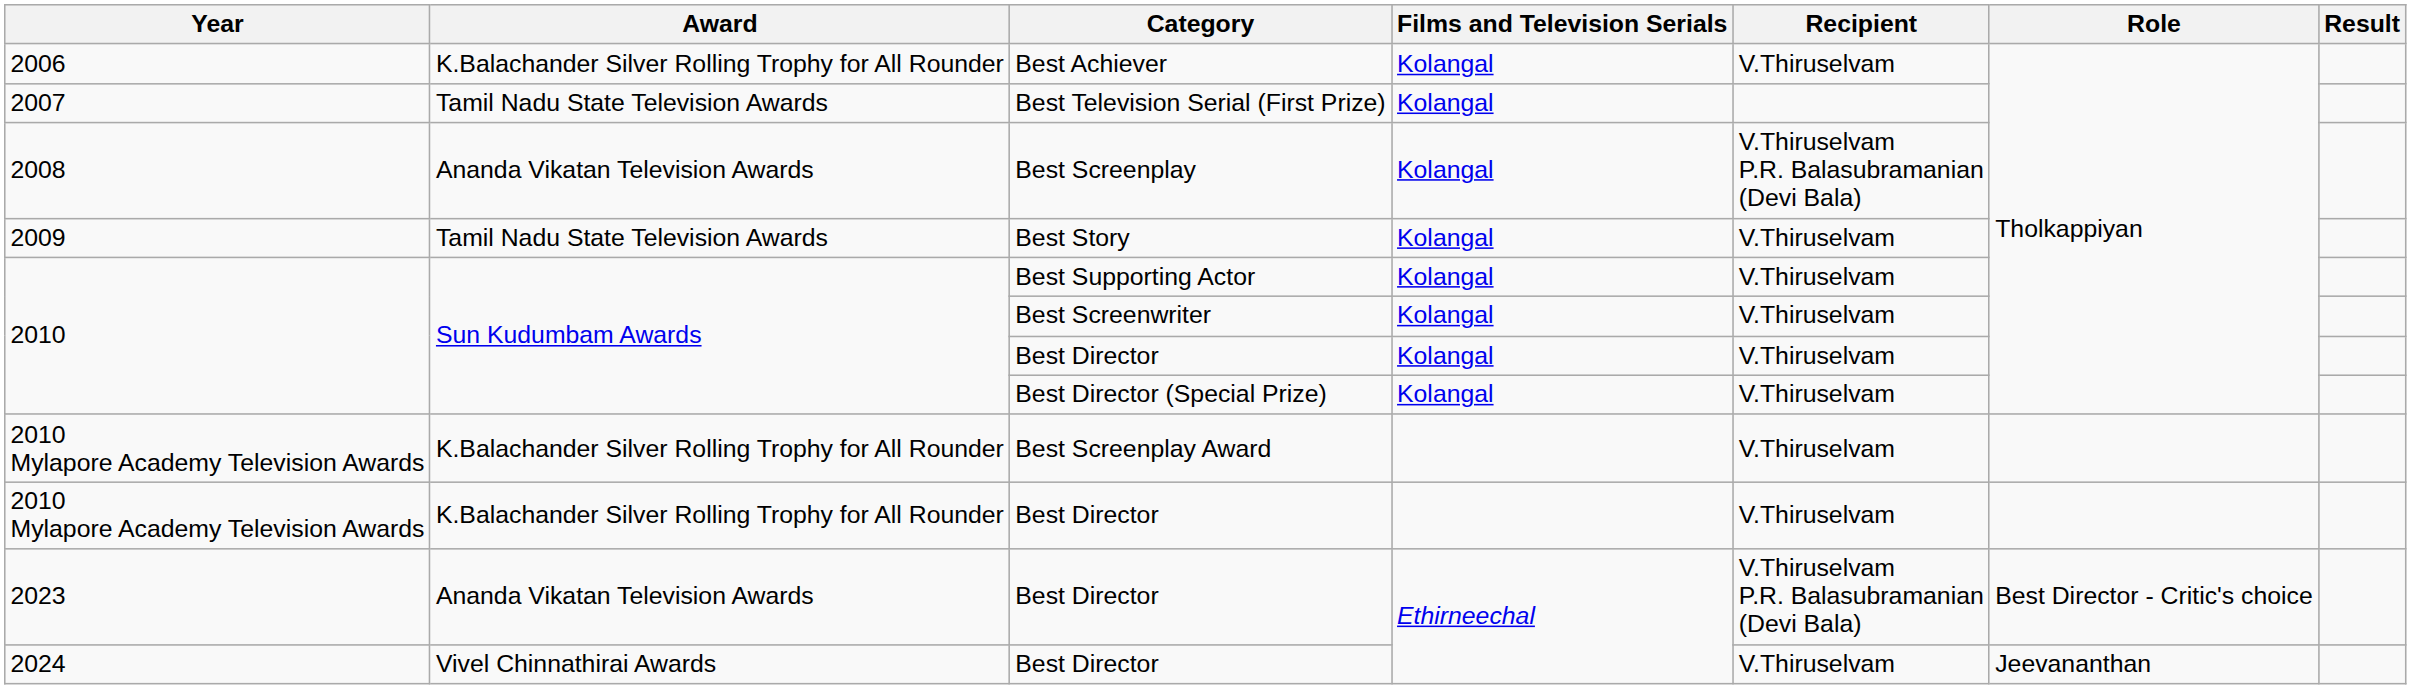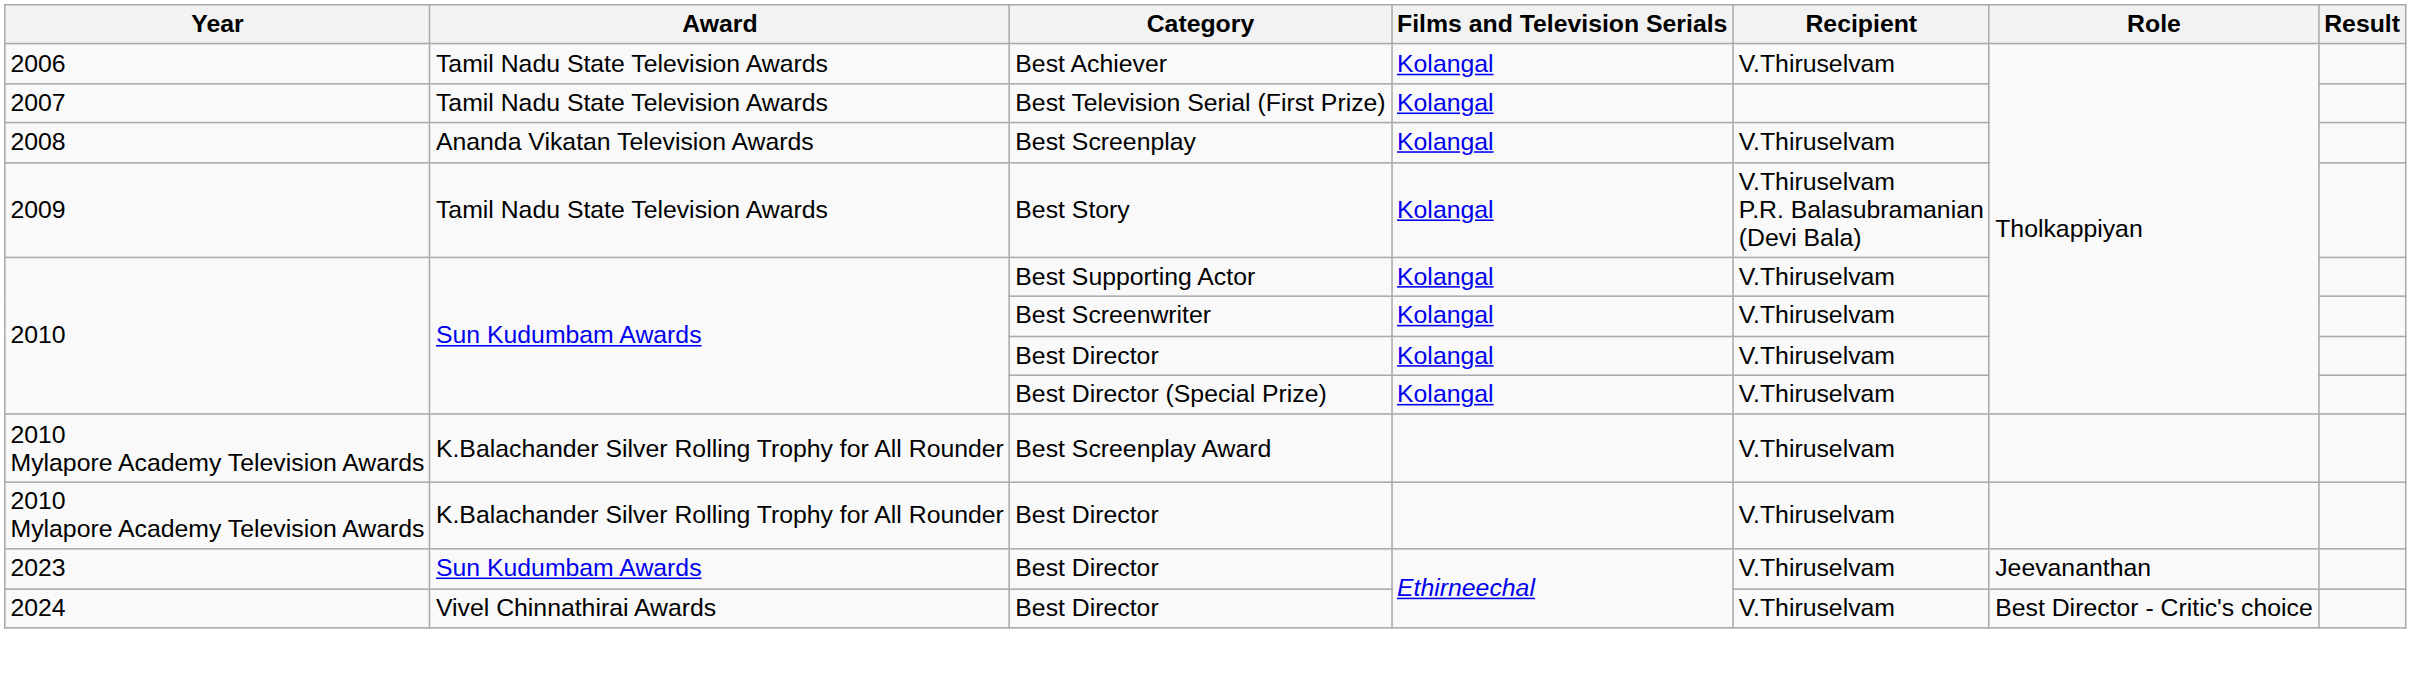(720, 63) K.Balachander Silver Rolling Trophy for All Rounder -> (632, 63) Tamil Nadu State Television Awards
(1861, 170) V.Thiruselvam P.R. Balasubramanian (Devi Bala) -> (1817, 142) V.Thiruselvam
(1817, 237) V.Thiruselvam -> (1861, 209) V.Thiruselvam P.R. Balasubramanian (Devi Bala)
(625, 596) Ananda Vikatan Television Awards -> (569, 568) Sun Kudumbam Awards
(1861, 596) V.Thiruselvam P.R. Balasubramanian (Devi Bala) -> (1817, 568) V.Thiruselvam
(2154, 596) Best Director - Critic's choice -> (2073, 568) Jeevananthan
(2073, 663) Jeevananthan -> (2154, 607) Best Director - Critic's choice
